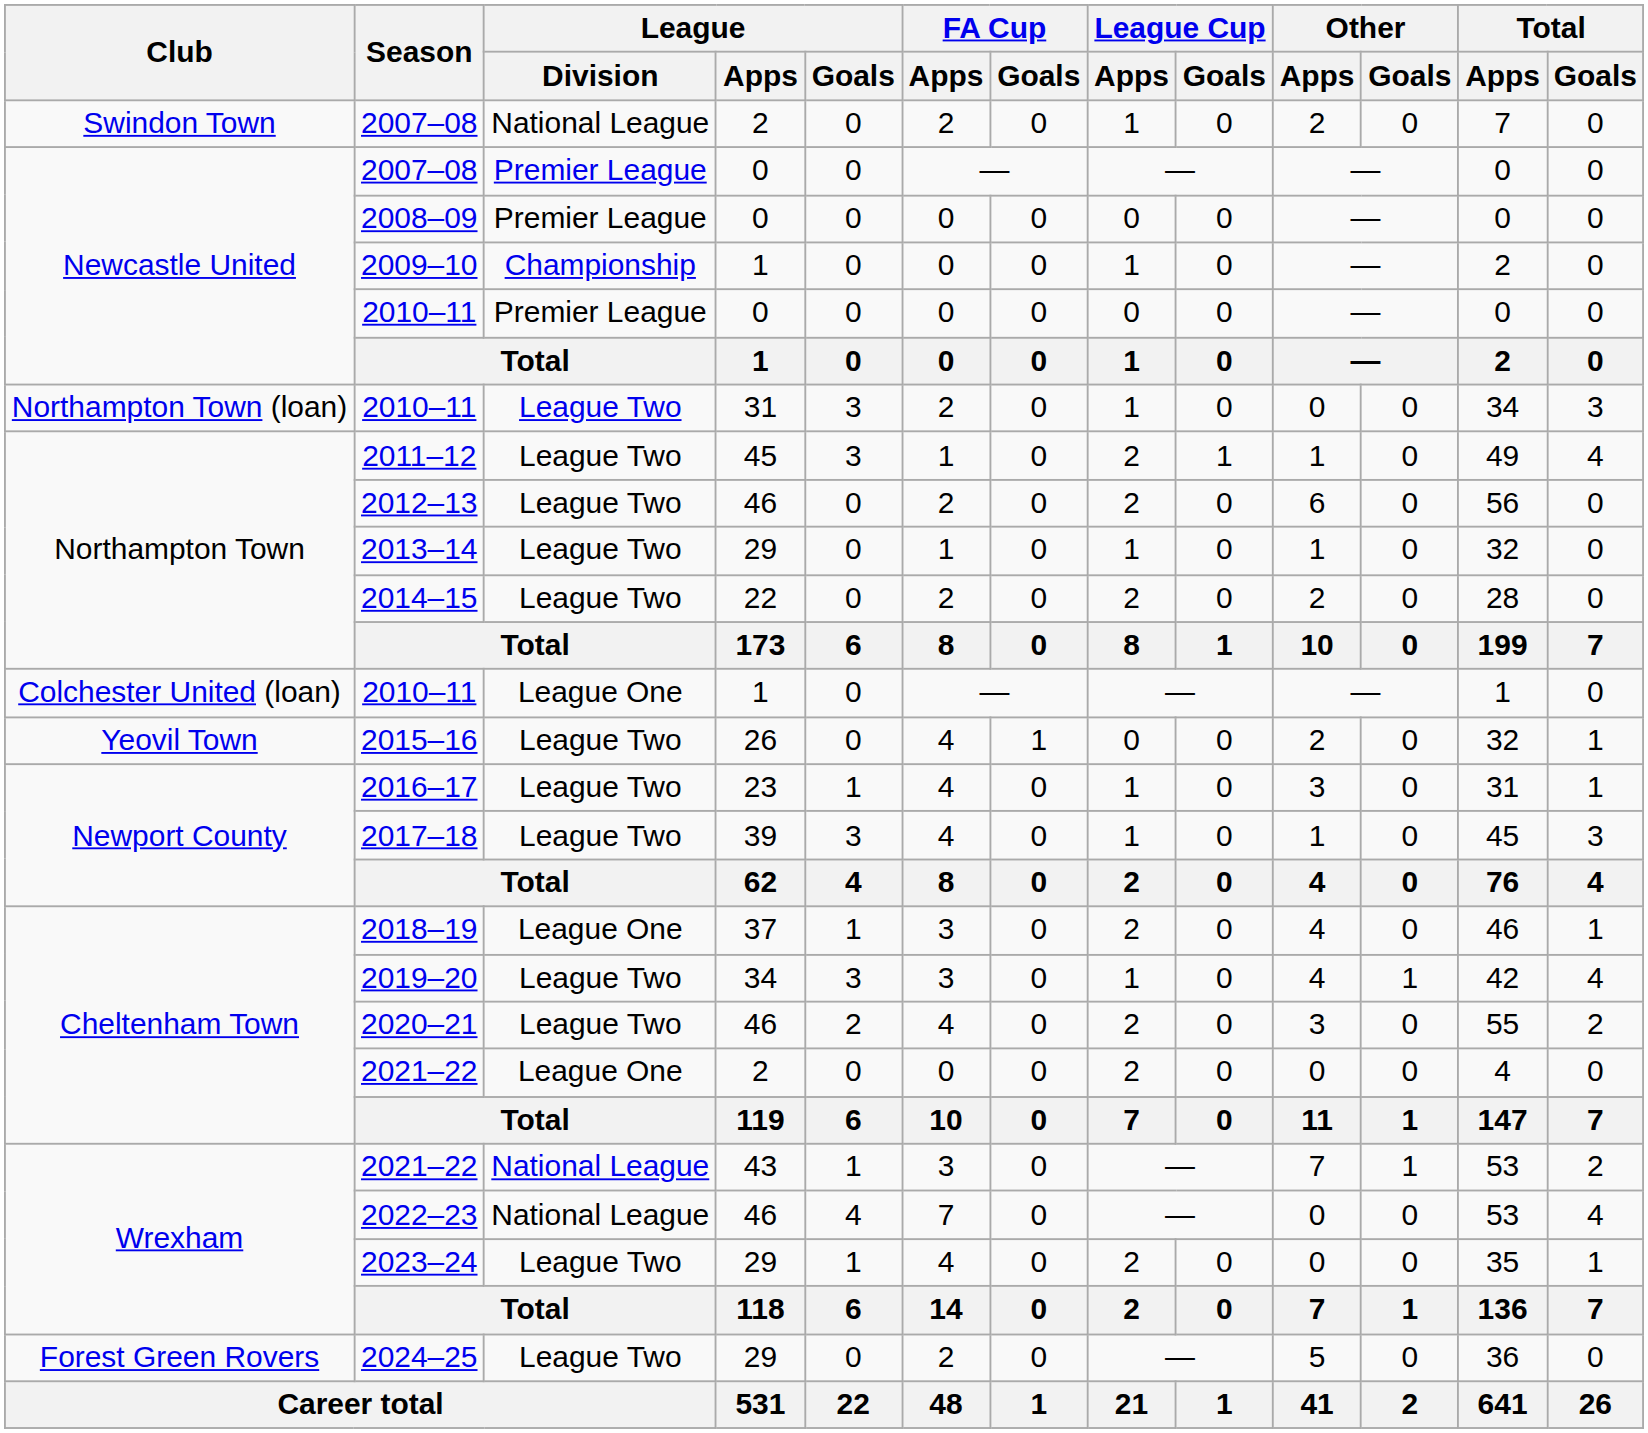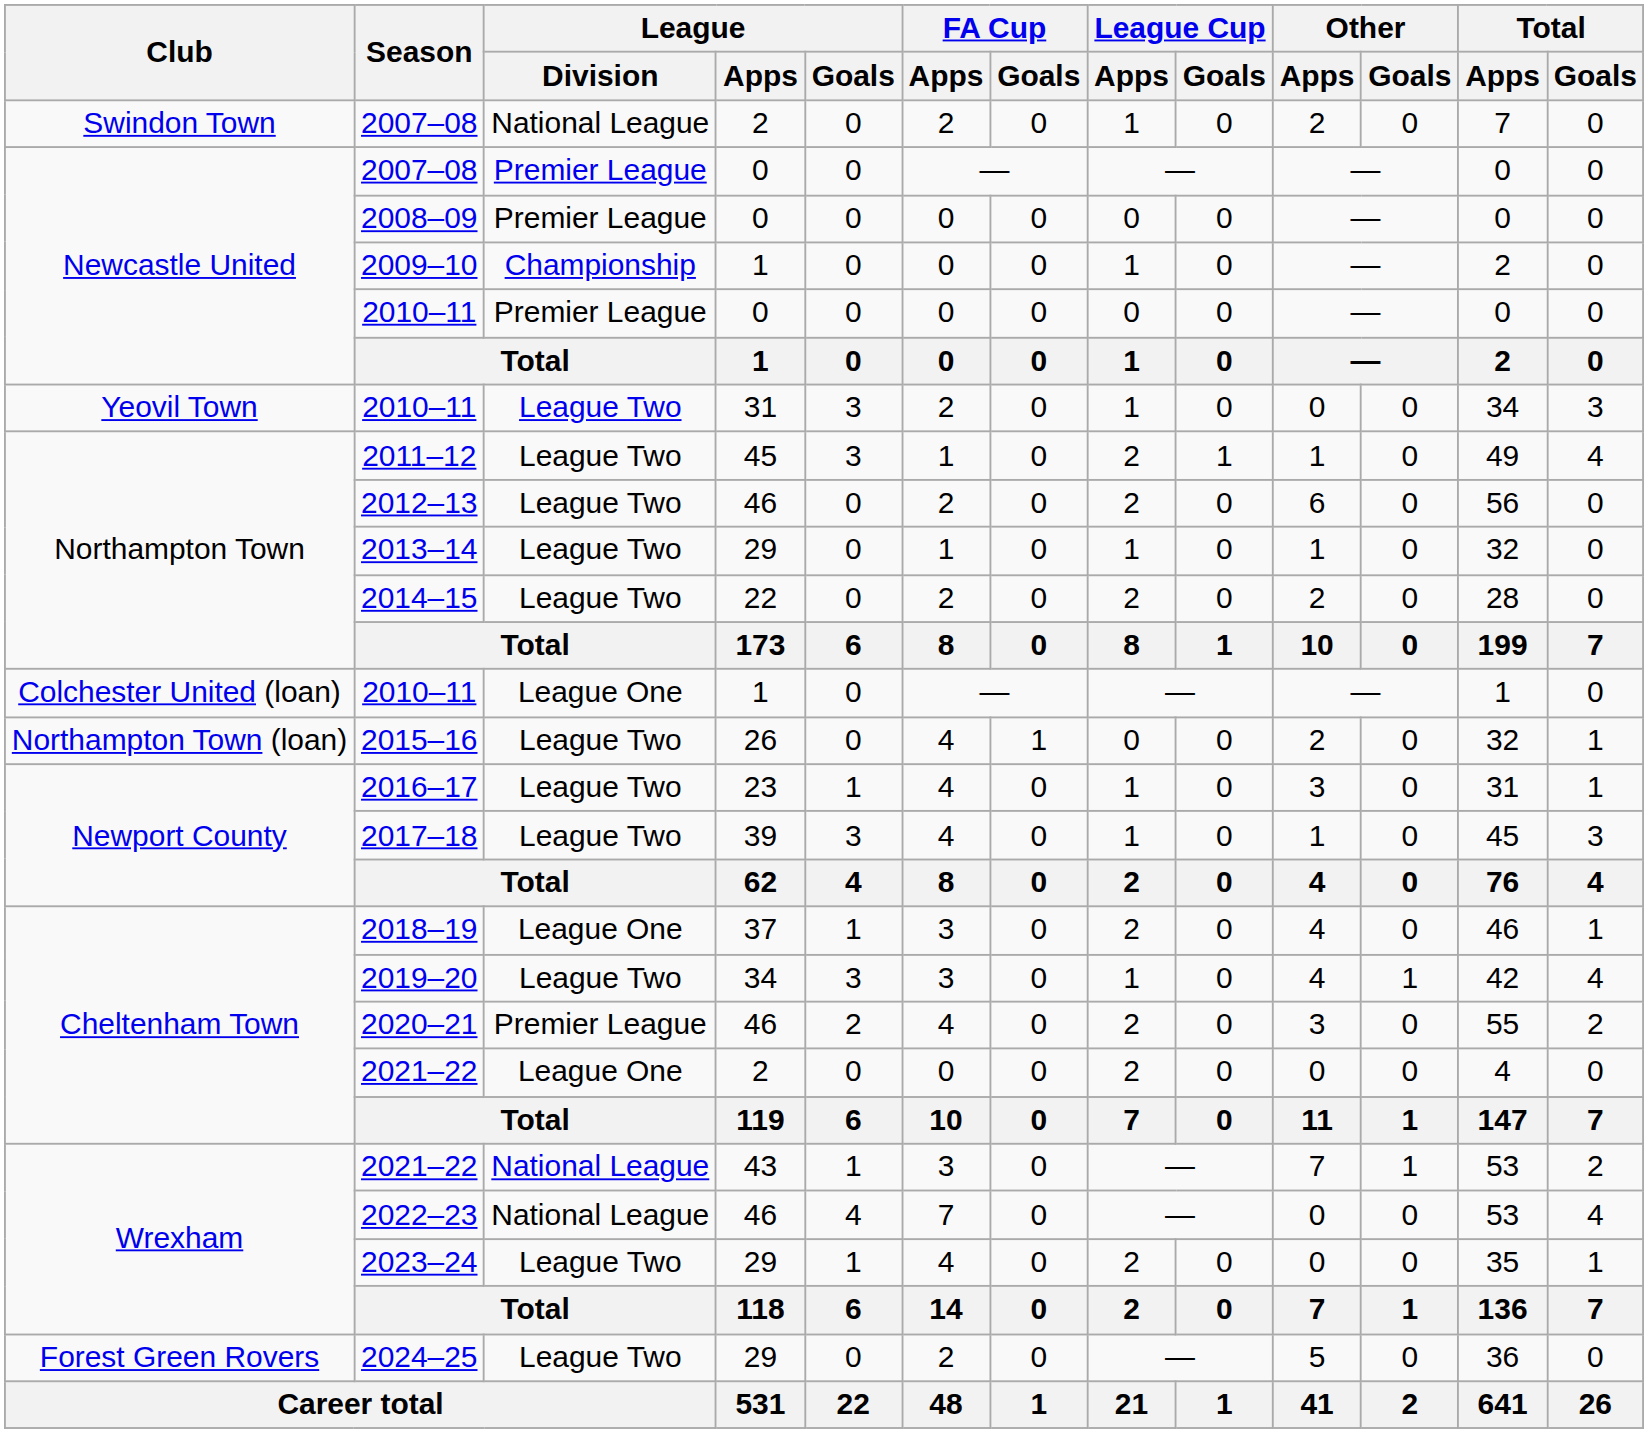(180, 407) Northampton Town (loan) -> (180, 407) Yeovil Town
(180, 739) Yeovil Town -> (180, 739) Northampton Town (loan)
(600, 1024) League Two -> (600, 1024) Premier League
